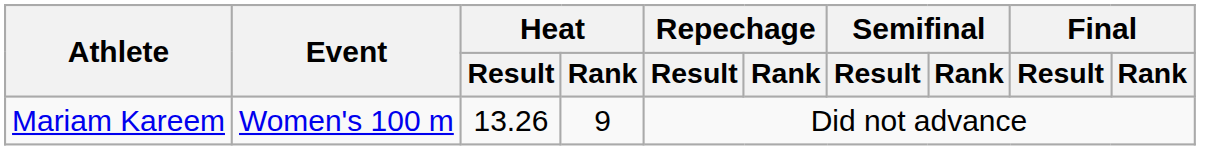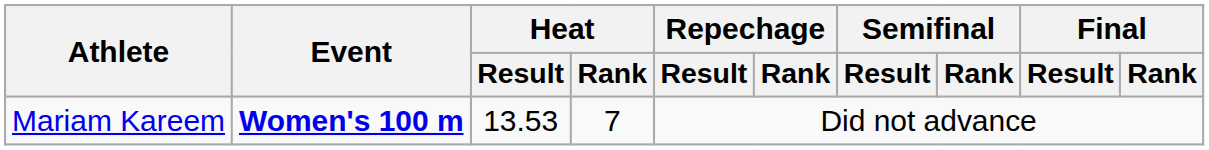(346, 121) normal -> (351, 121) bold
(511, 121) 13.26 -> (521, 121) 13.53
(603, 121) 9 -> (612, 121) 7
